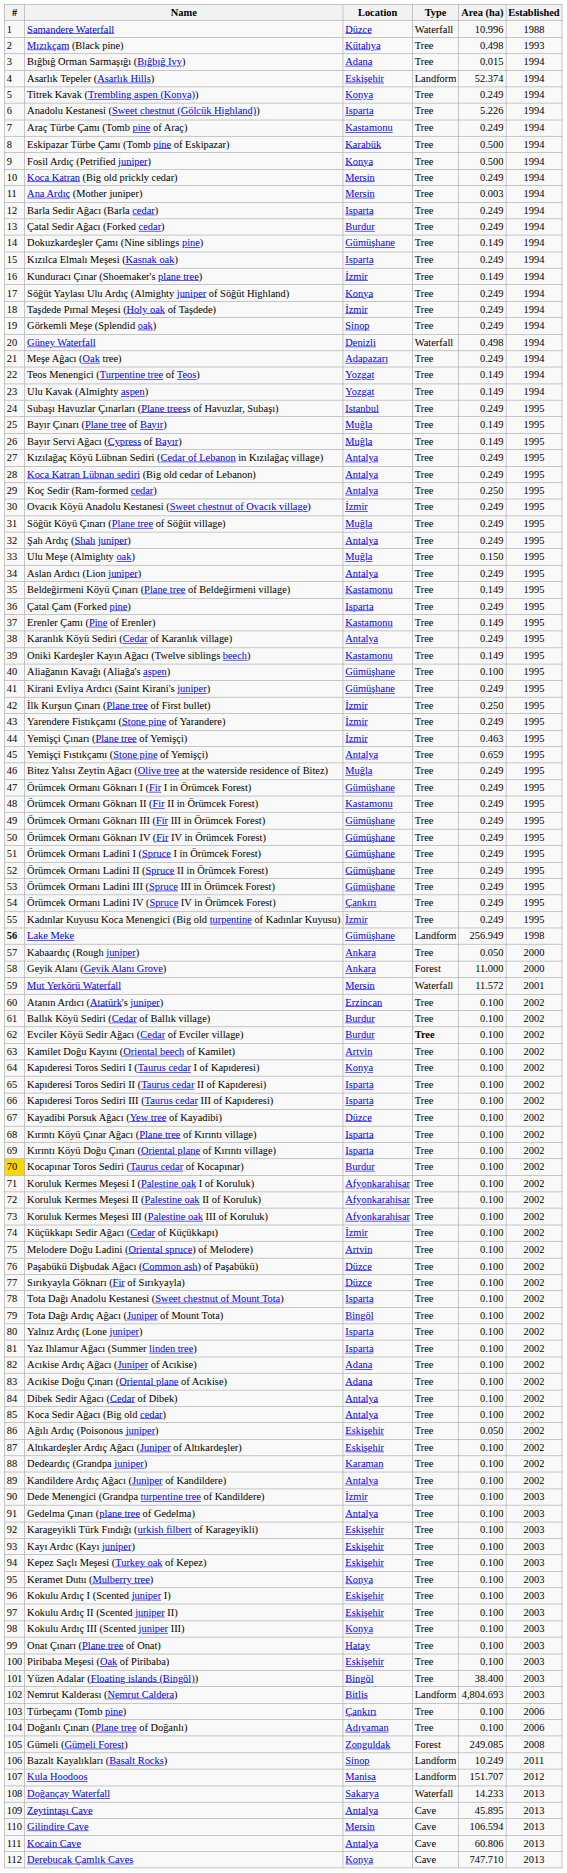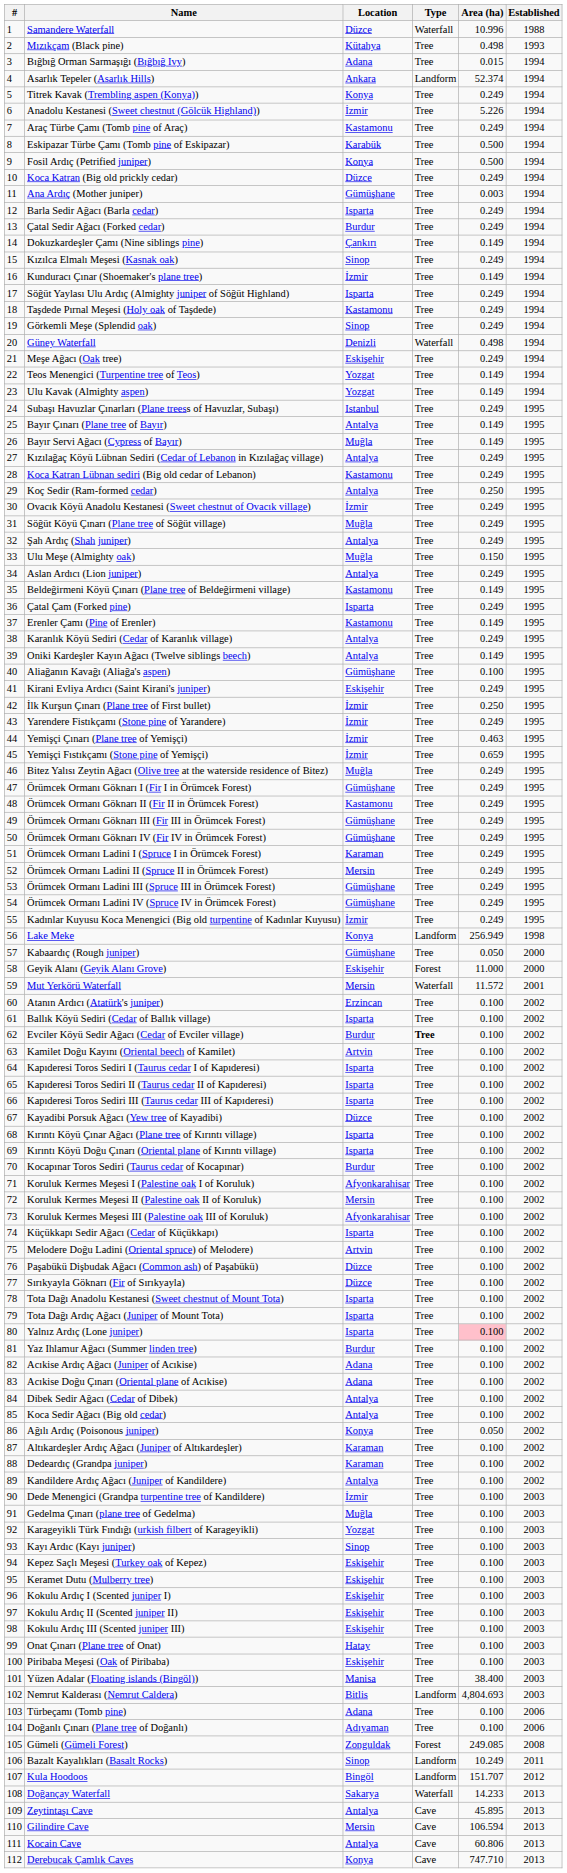(365, 78) Eskişehir -> (361, 78) Ankara
(359, 111) Isparta -> (357, 111) İzmir
(360, 177) Mersin -> (359, 177) Düzce
(360, 194) Mersin -> (370, 194) Gümüşhane
(370, 243) Gümüşhane -> (361, 243) Çankırı
(359, 260) Isparta -> (357, 260) Sinop
(359, 293) Konya -> (359, 293) Isparta
(357, 309) İzmir -> (369, 309) Kastamonu
(367, 359) Adapazarı -> (365, 359) Eskişehir
(359, 425) Muğla -> (362, 425) Antalya
(362, 474) Antalya -> (369, 474) Kastamonu
(369, 656) Kastamonu -> (362, 656) Antalya
(370, 688) Gümüşhane -> (365, 688) Eskişehir
(362, 754) Antalya -> (357, 754) İzmir
(370, 853) Gümüşhane -> (364, 853) Karaman
(370, 870) Gümüşhane -> (360, 870) Mersin
(361, 903) Çankırı -> (370, 903) Gümüşhane
(12, 936) bold -> (12, 936) normal
(370, 936) Gümüşhane -> (359, 936) Konya
(361, 952) Ankara -> (370, 952) Gümüşhane
(361, 969) Ankara -> (365, 969) Eskişehir
(360, 1018) Burdur -> (359, 1018) Isparta
(359, 1068) Konya -> (359, 1068) Isparta
(12, 1167) gold background -> (12, 1167) no background
(378, 1200) Afyonkarahisar -> (360, 1200) Mersin
(357, 1233) İzmir -> (359, 1233) Isparta
(359, 1315) Bingöl -> (359, 1315) Isparta
(492, 1332) no background -> (492, 1332) pink background
(359, 1348) Isparta -> (360, 1348) Burdur
(365, 1431) Eskişehir -> (359, 1431) Konya
(365, 1447) Eskişehir -> (364, 1447) Karaman
(362, 1513) Antalya -> (359, 1513) Muğla
(365, 1530) Eskişehir -> (360, 1530) Yozgat
(365, 1546) Eskişehir -> (357, 1546) Sinop
(359, 1579) Konya -> (365, 1579) Eskişehir
(359, 1629) Konya -> (365, 1629) Eskişehir
(359, 1678) Bingöl -> (361, 1678) Manisa
(361, 1711) Çankırı -> (359, 1711) Adana
(361, 1777) Manisa -> (359, 1777) Bingöl
